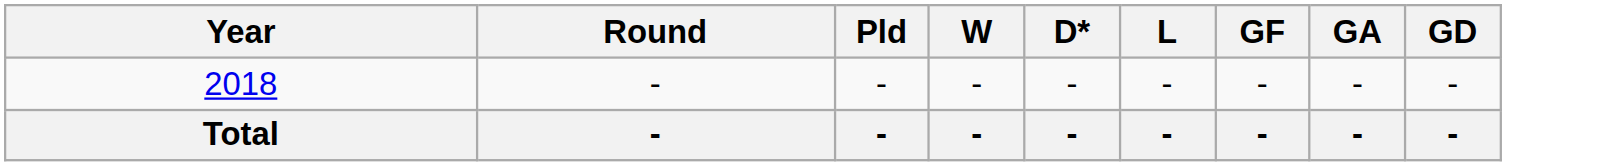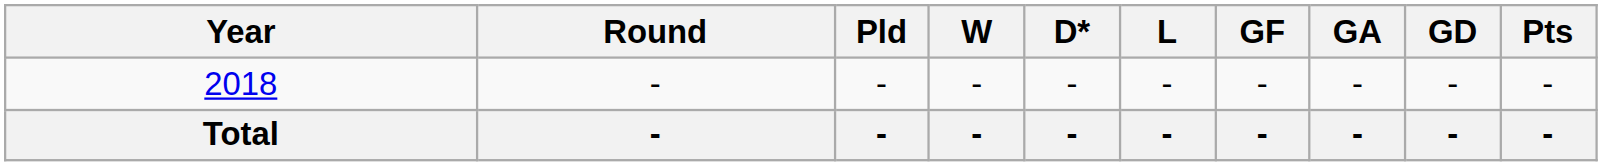+ column: (1548, 31)
